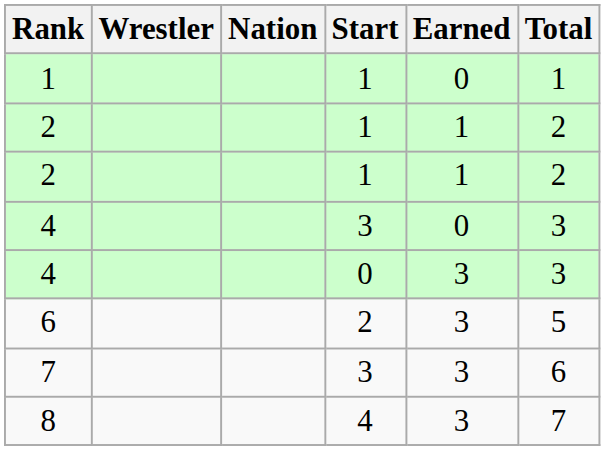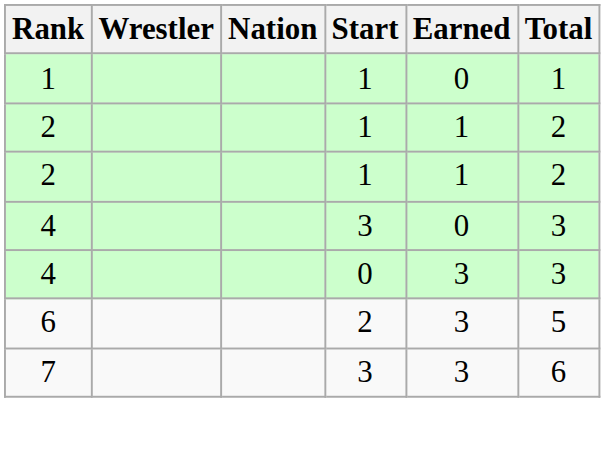- row: (48, 420)
